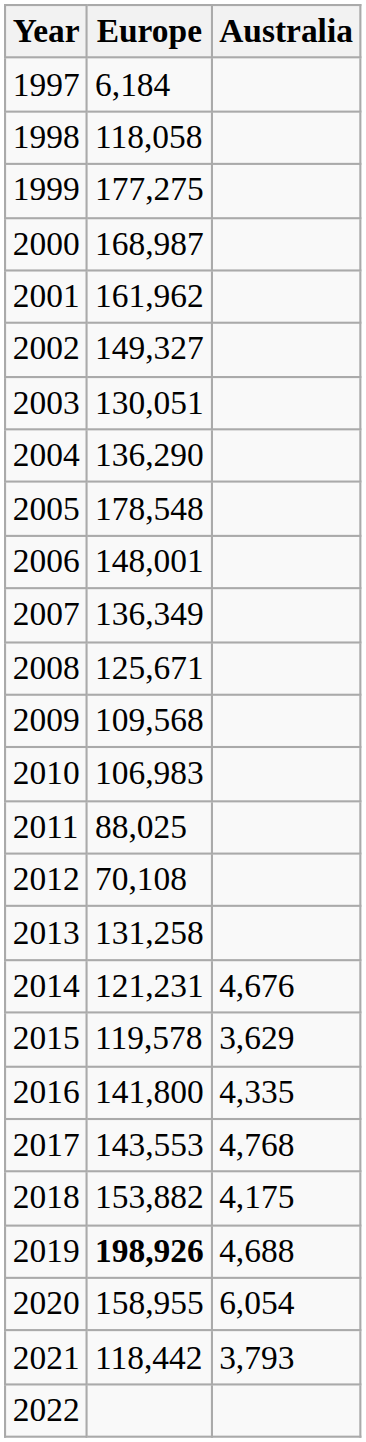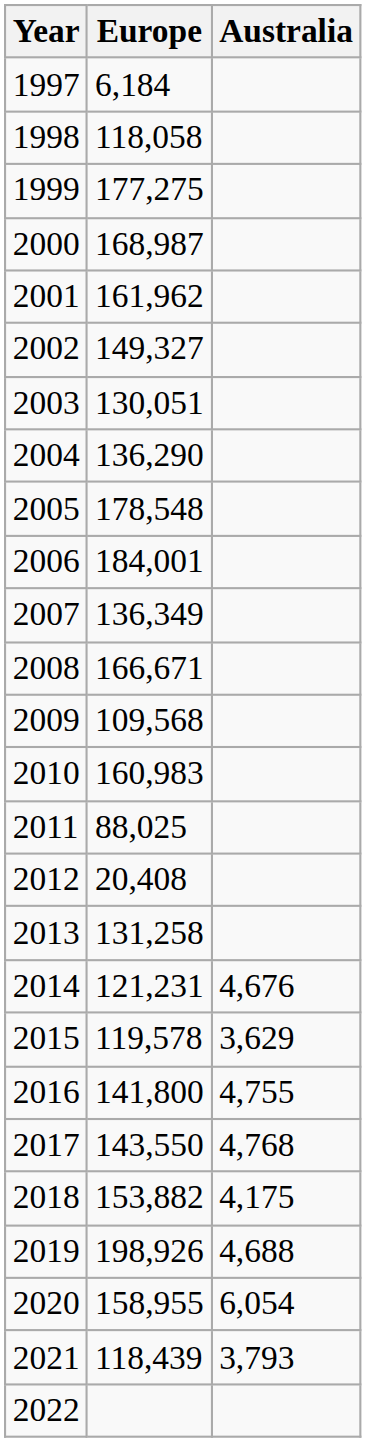(149, 561) 148,001 -> (149, 561) 184,001
(149, 667) 125,671 -> (149, 667) 166,671
(149, 773) 106,983 -> (149, 773) 160,983
(141, 879) 70,108 -> (141, 879) 20,408
(257, 1091) 4,335 -> (257, 1091) 4,755
(149, 1144) 143,553 -> (149, 1144) 143,550
(149, 1250) bold -> (149, 1250) normal
(149, 1356) 118,442 -> (149, 1356) 118,439
